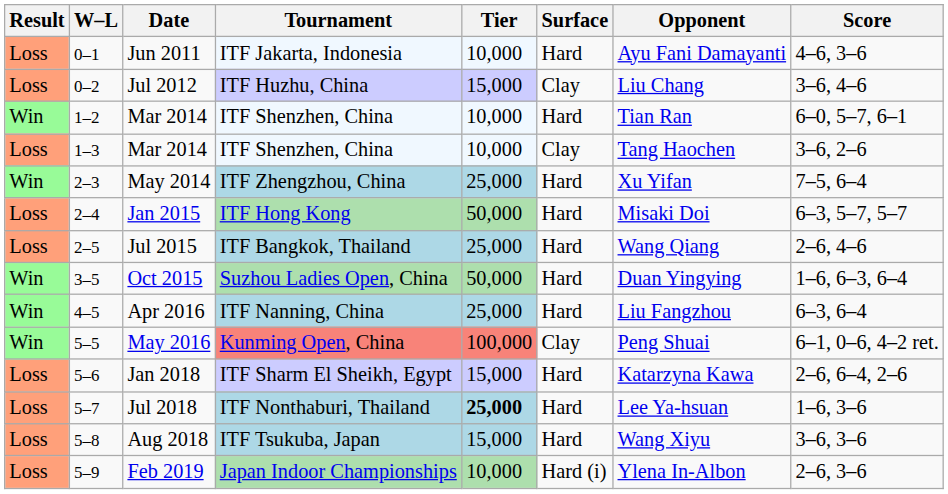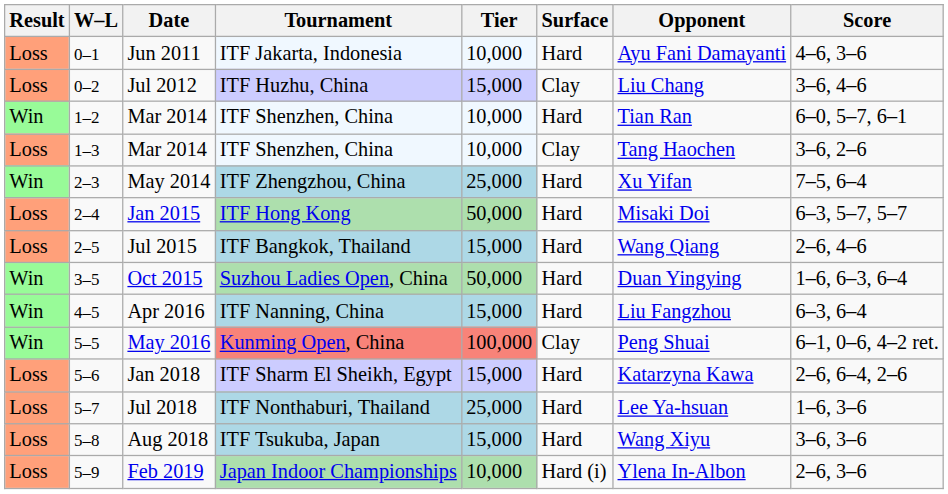(494, 246) 25,000 -> (494, 246) 15,000
(494, 310) 25,000 -> (494, 310) 15,000
(494, 407) bold -> (494, 407) normal
